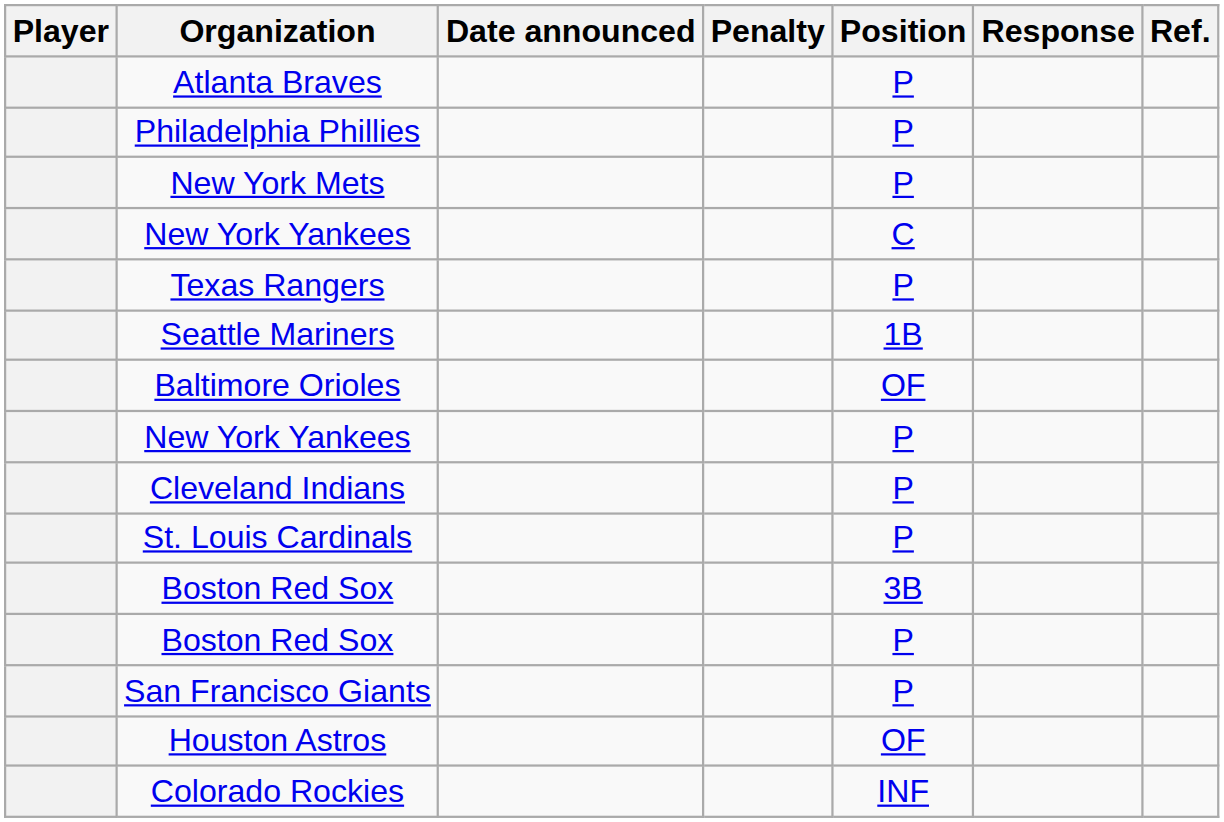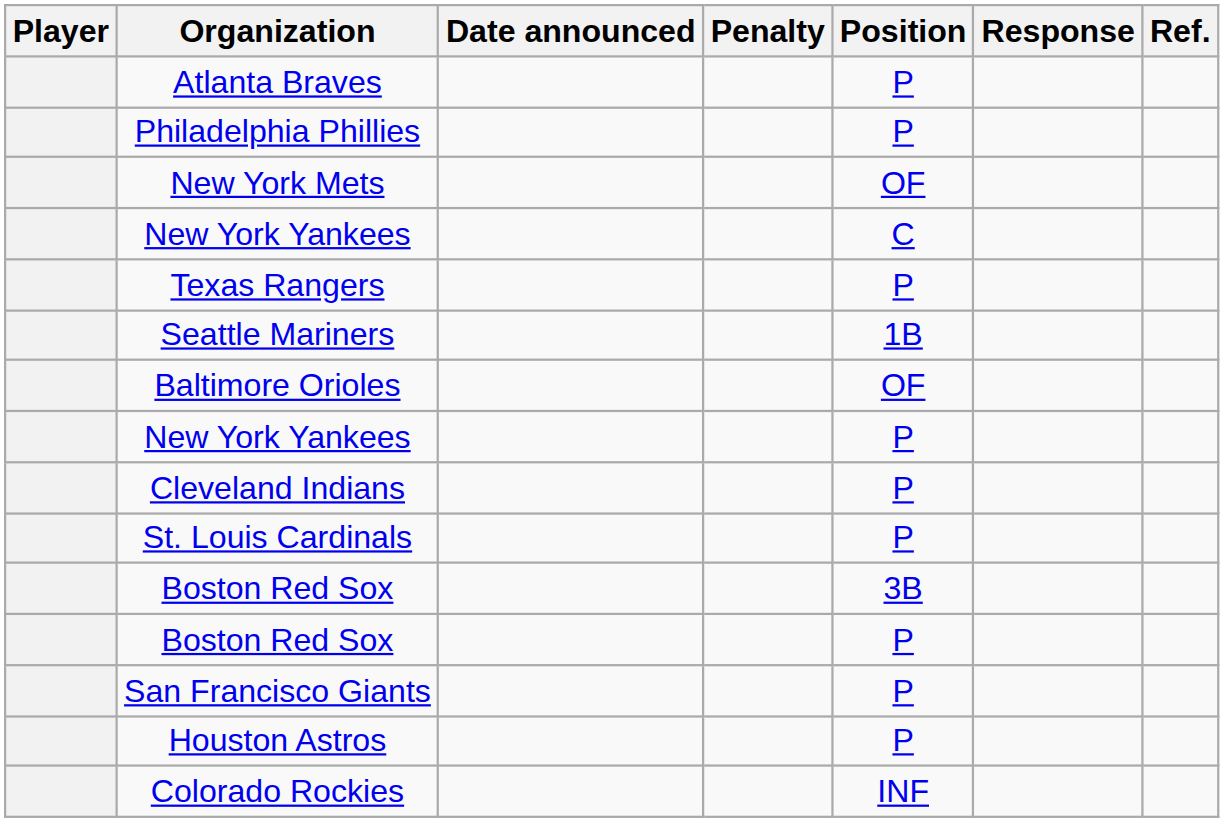(903, 183) P -> (903, 183) OF
(903, 741) OF -> (903, 741) P
